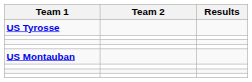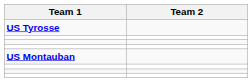- column: (222, 12)
